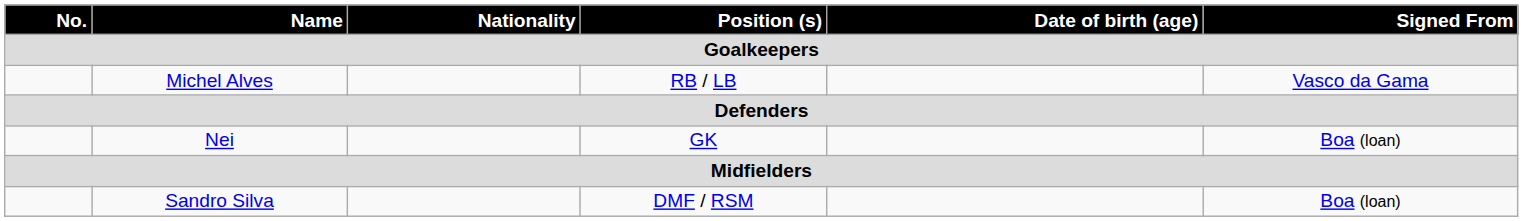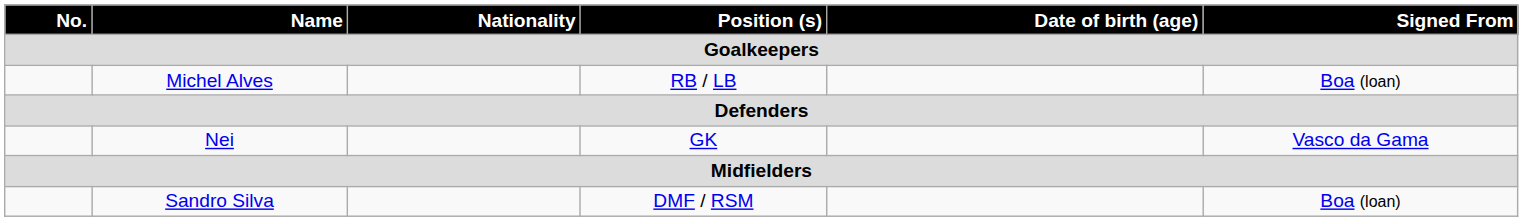(1361, 80) Vasco da Gama -> (1361, 80) Boa (loan)
(1361, 140) Boa (loan) -> (1361, 140) Vasco da Gama
